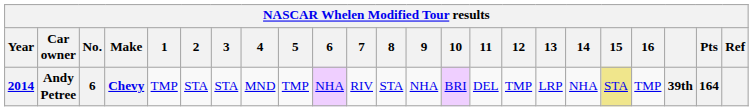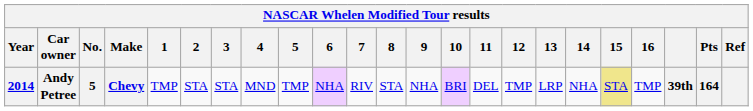(92, 86) 6 -> (92, 86) 5
